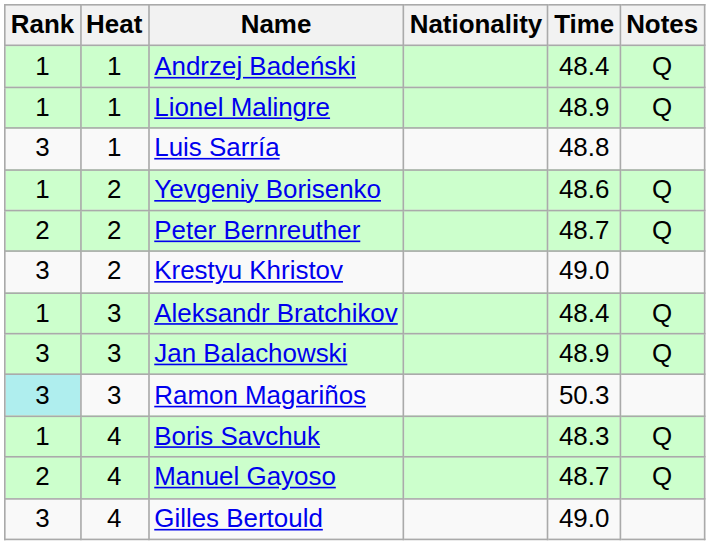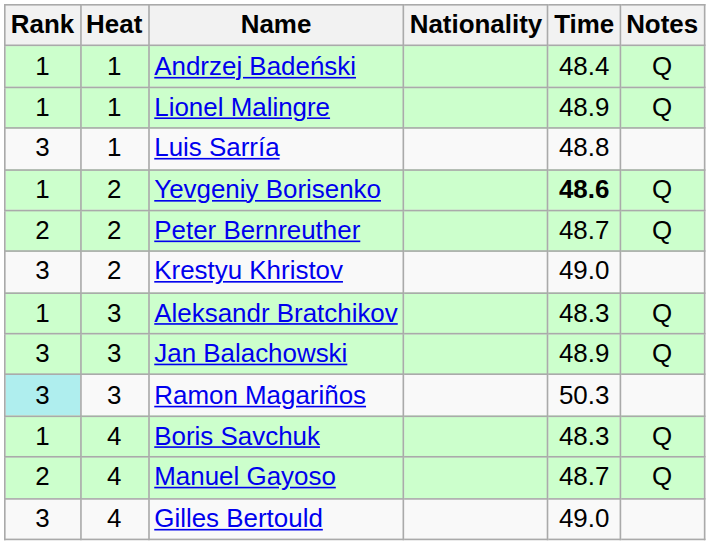(584, 189) normal -> (584, 189) bold
(584, 312) 48.4 -> (584, 312) 48.3
